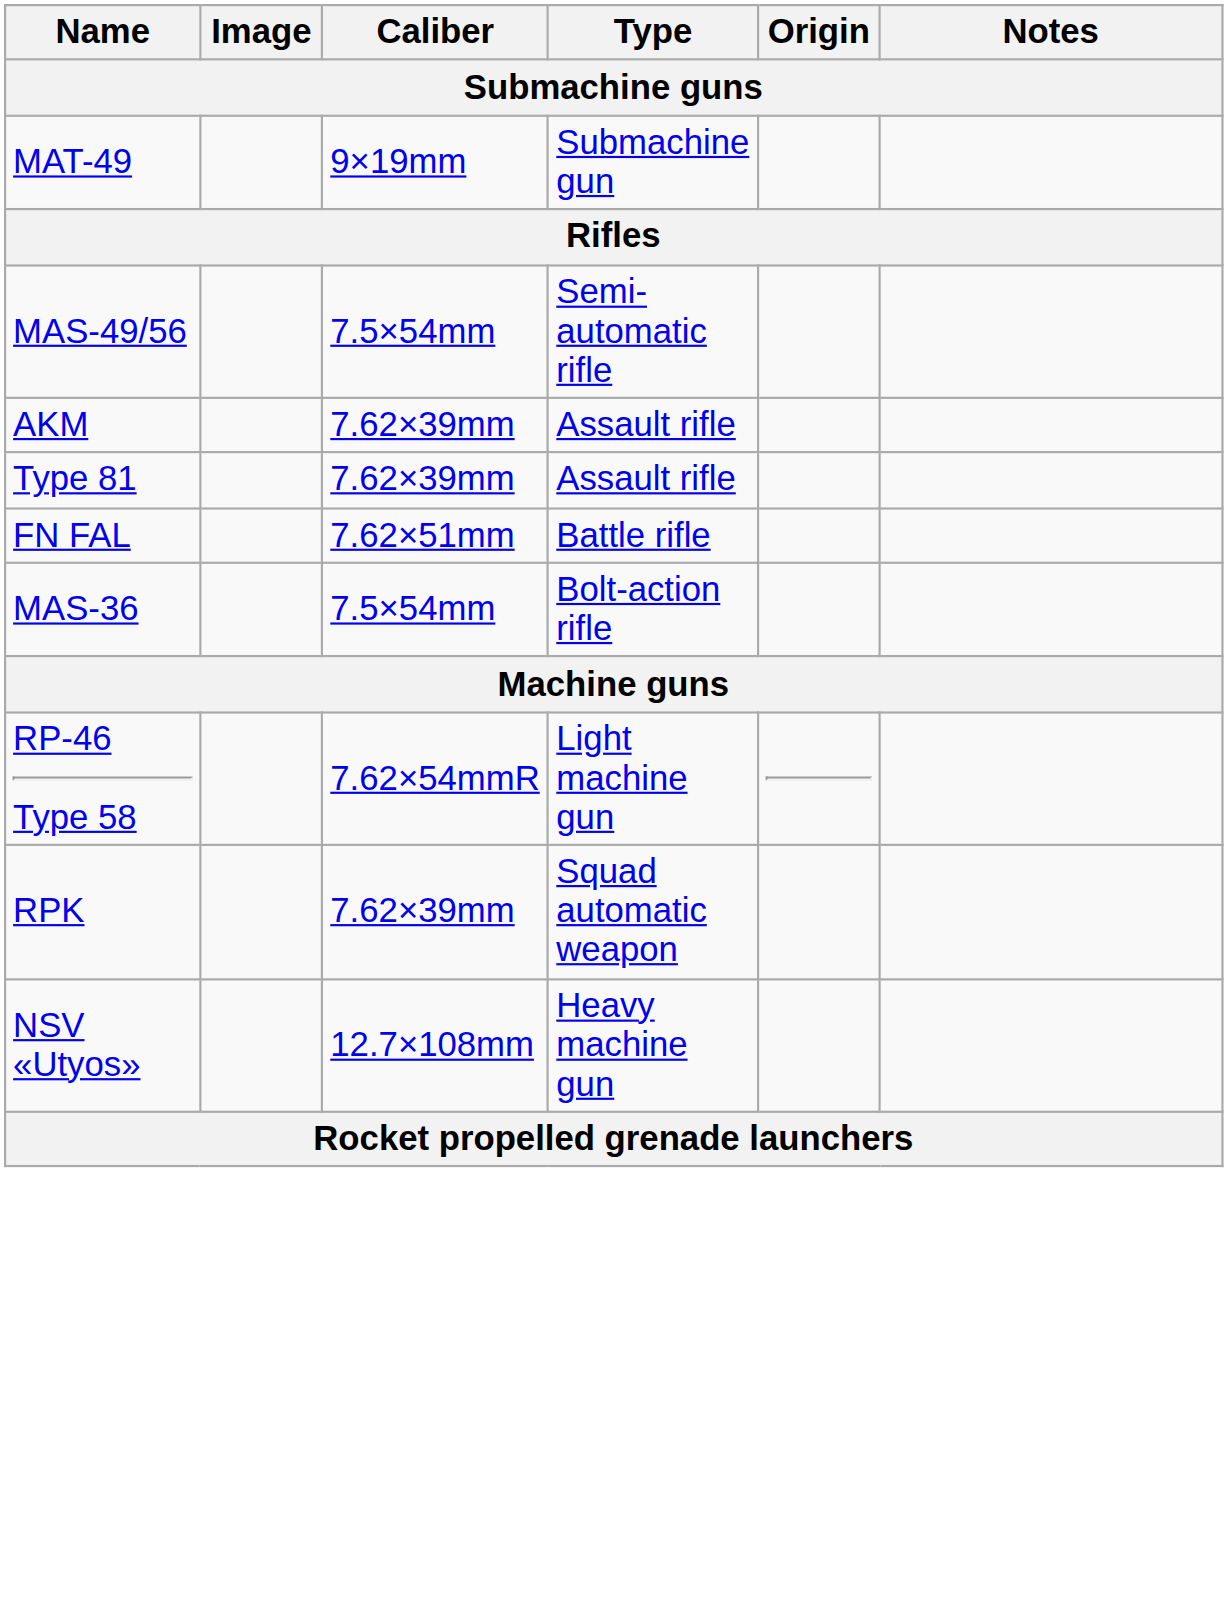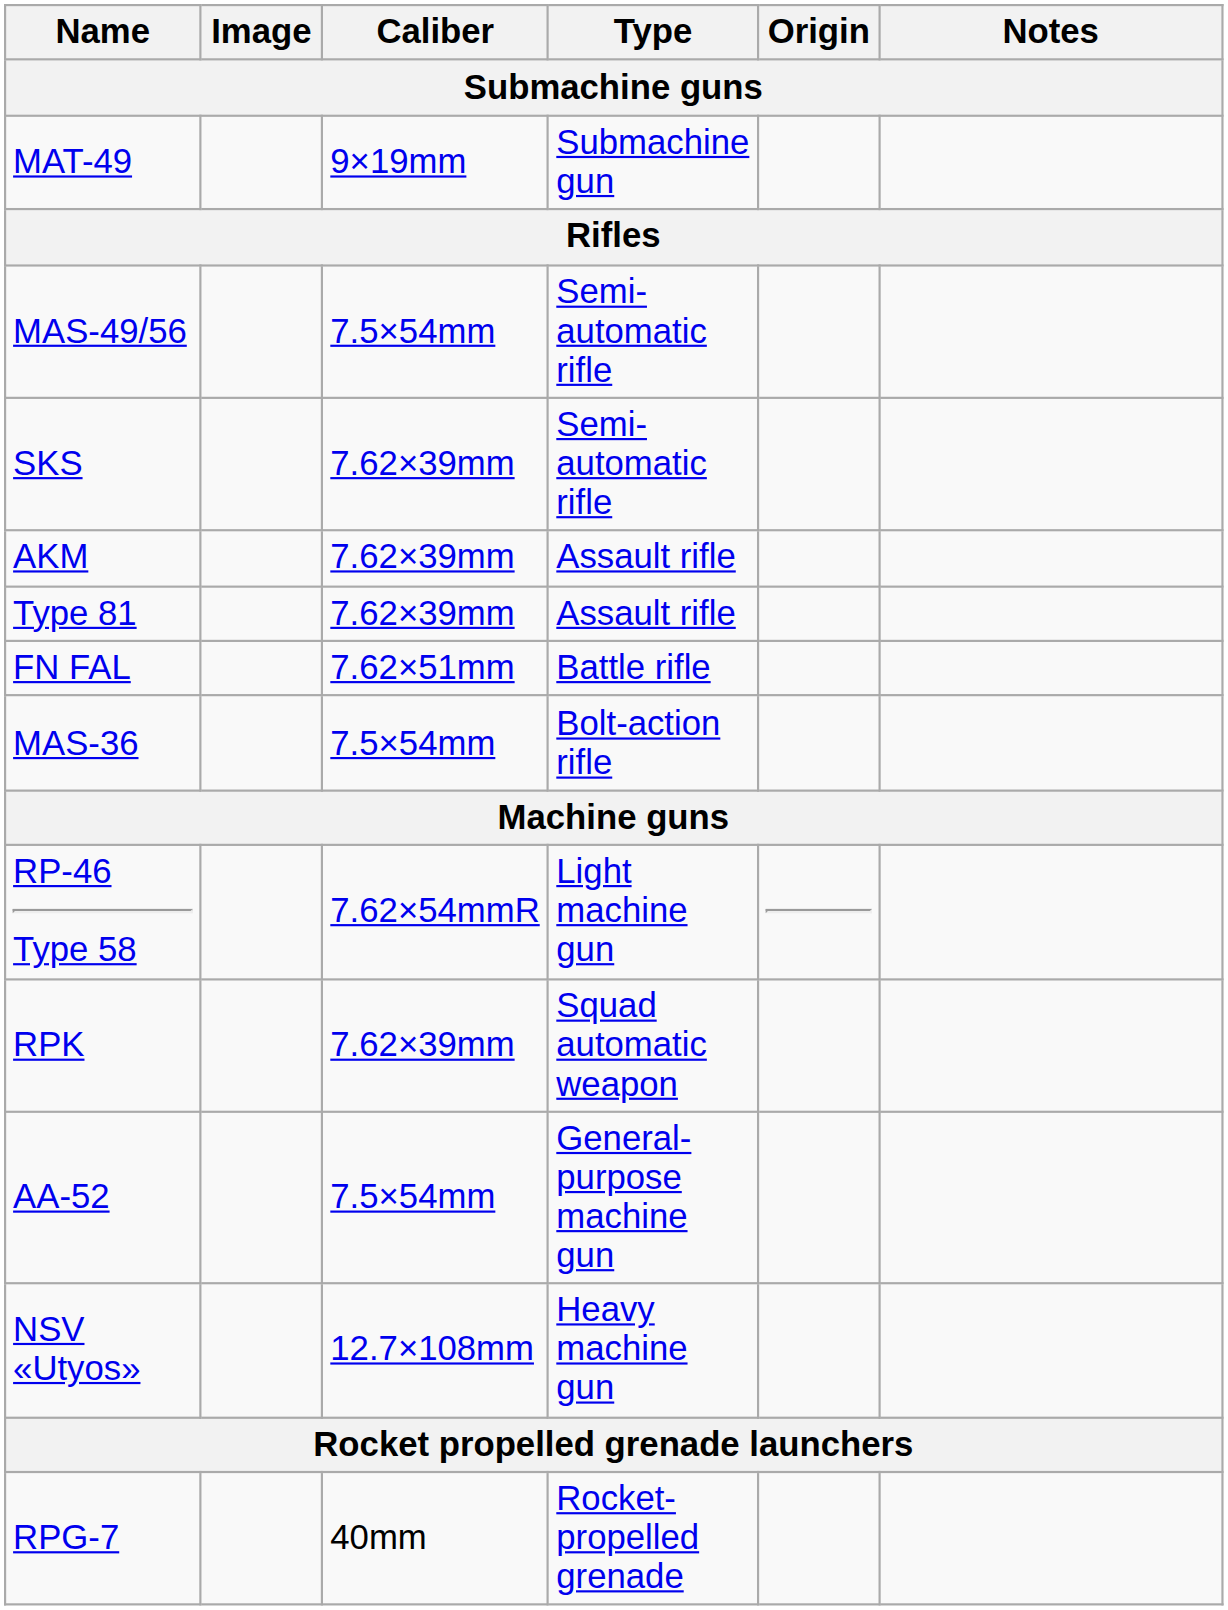+ row: (48, 463)
+ row: (61, 1197)
+ row: (66, 1538)
